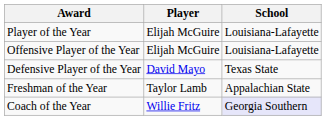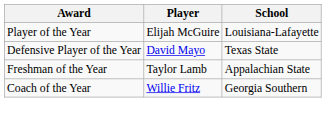- row: (73, 50)
(266, 106) lavender background -> (266, 87) no background
